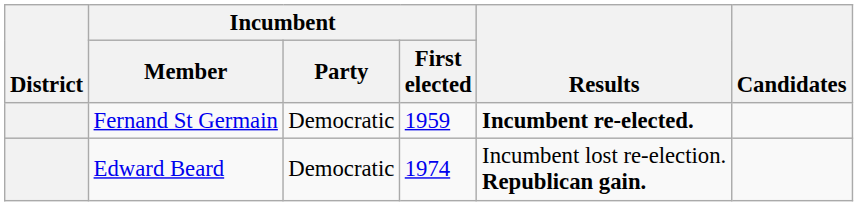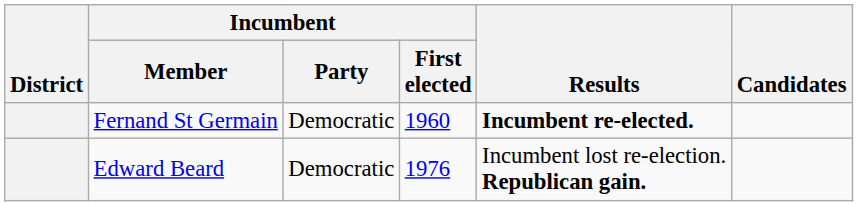(427, 120) 1959 -> (427, 120) 1960
(427, 168) 1974 -> (427, 168) 1976
